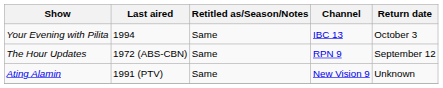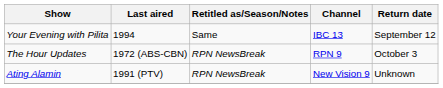(396, 34) October 3 -> (405, 34) September 12
(205, 54) Same -> (228, 54) RPN NewsBreak
(405, 54) September 12 -> (396, 54) October 3
(205, 73) Same -> (228, 73) RPN NewsBreak
